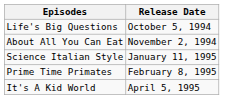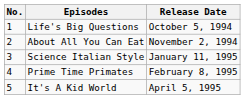+ column: (15, 12)
